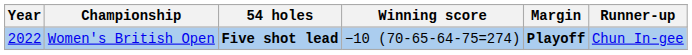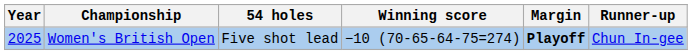(25, 39) 2022 -> (25, 39) 2025
(280, 39) bold -> (280, 39) normal
